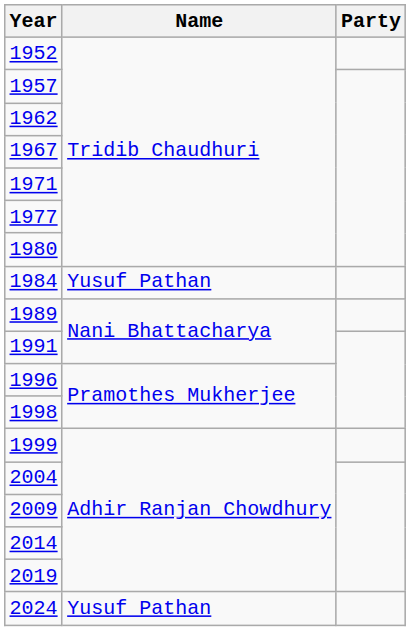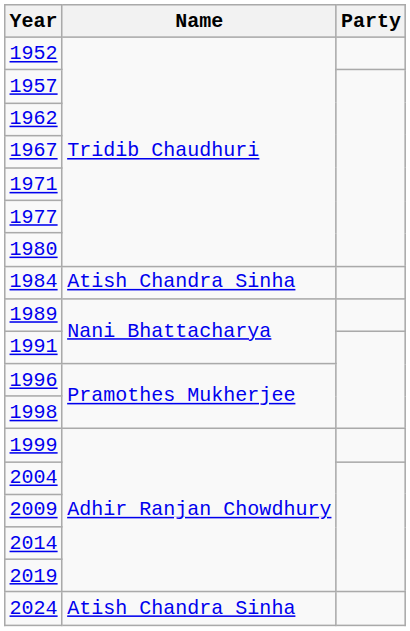(139, 282) Yusuf Pathan -> (181, 282) Atish Chandra Sinha
(139, 608) Yusuf Pathan -> (181, 608) Atish Chandra Sinha
